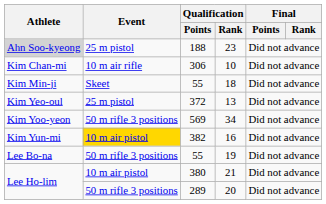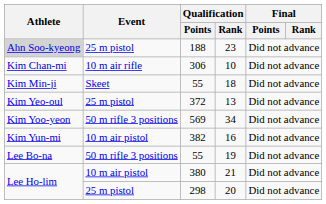(117, 137) gold background -> (117, 137) no background
(132, 190) 50 m rifle 3 positions -> (110, 190) 25 m pistol
(198, 190) 289 -> (198, 190) 298
